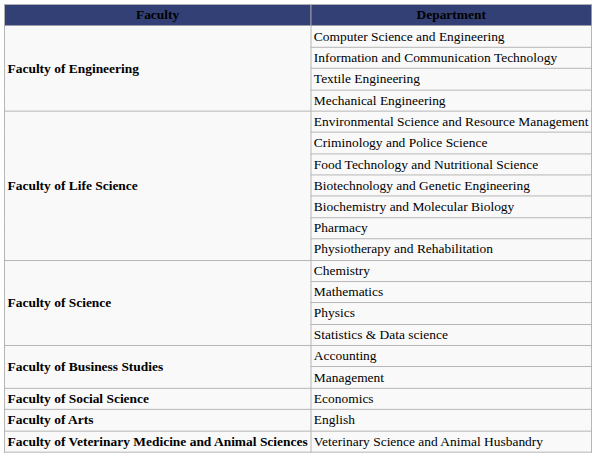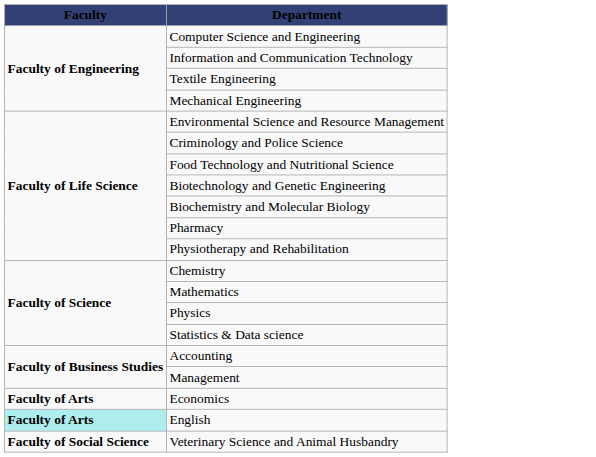(78, 398) Faculty of Social Science -> (50, 398) Faculty of Arts
(50, 420) no background -> (50, 420) paleturquoise background
(158, 441) Faculty of Veterinary Medicine and Animal Sciences -> (78, 441) Faculty of Social Science
